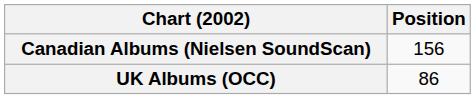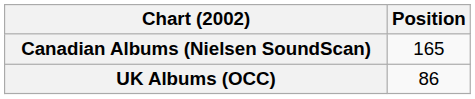(429, 49) 156 -> (429, 49) 165
